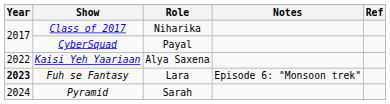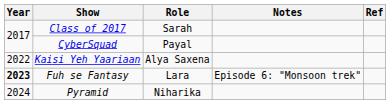(177, 28) Niharika -> (177, 28) Sarah
(177, 92) Sarah -> (177, 92) Niharika
